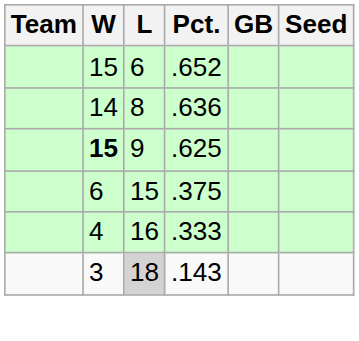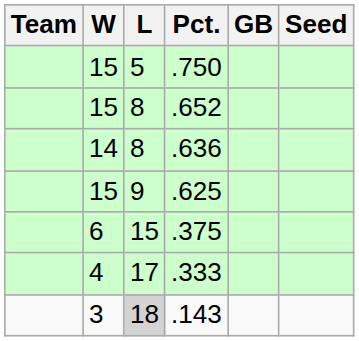+ row: (196, 66)
(137, 66) 6 -> (137, 107) 8
(104, 149) bold -> (104, 190) normal
(145, 231) 16 -> (145, 273) 17
